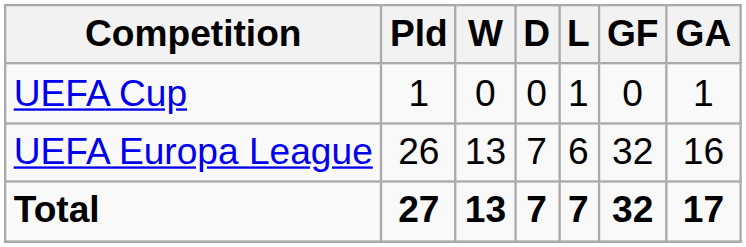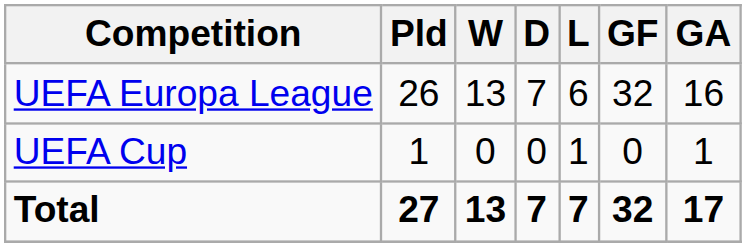rows swapped: (100, 92) <-> (193, 151)
